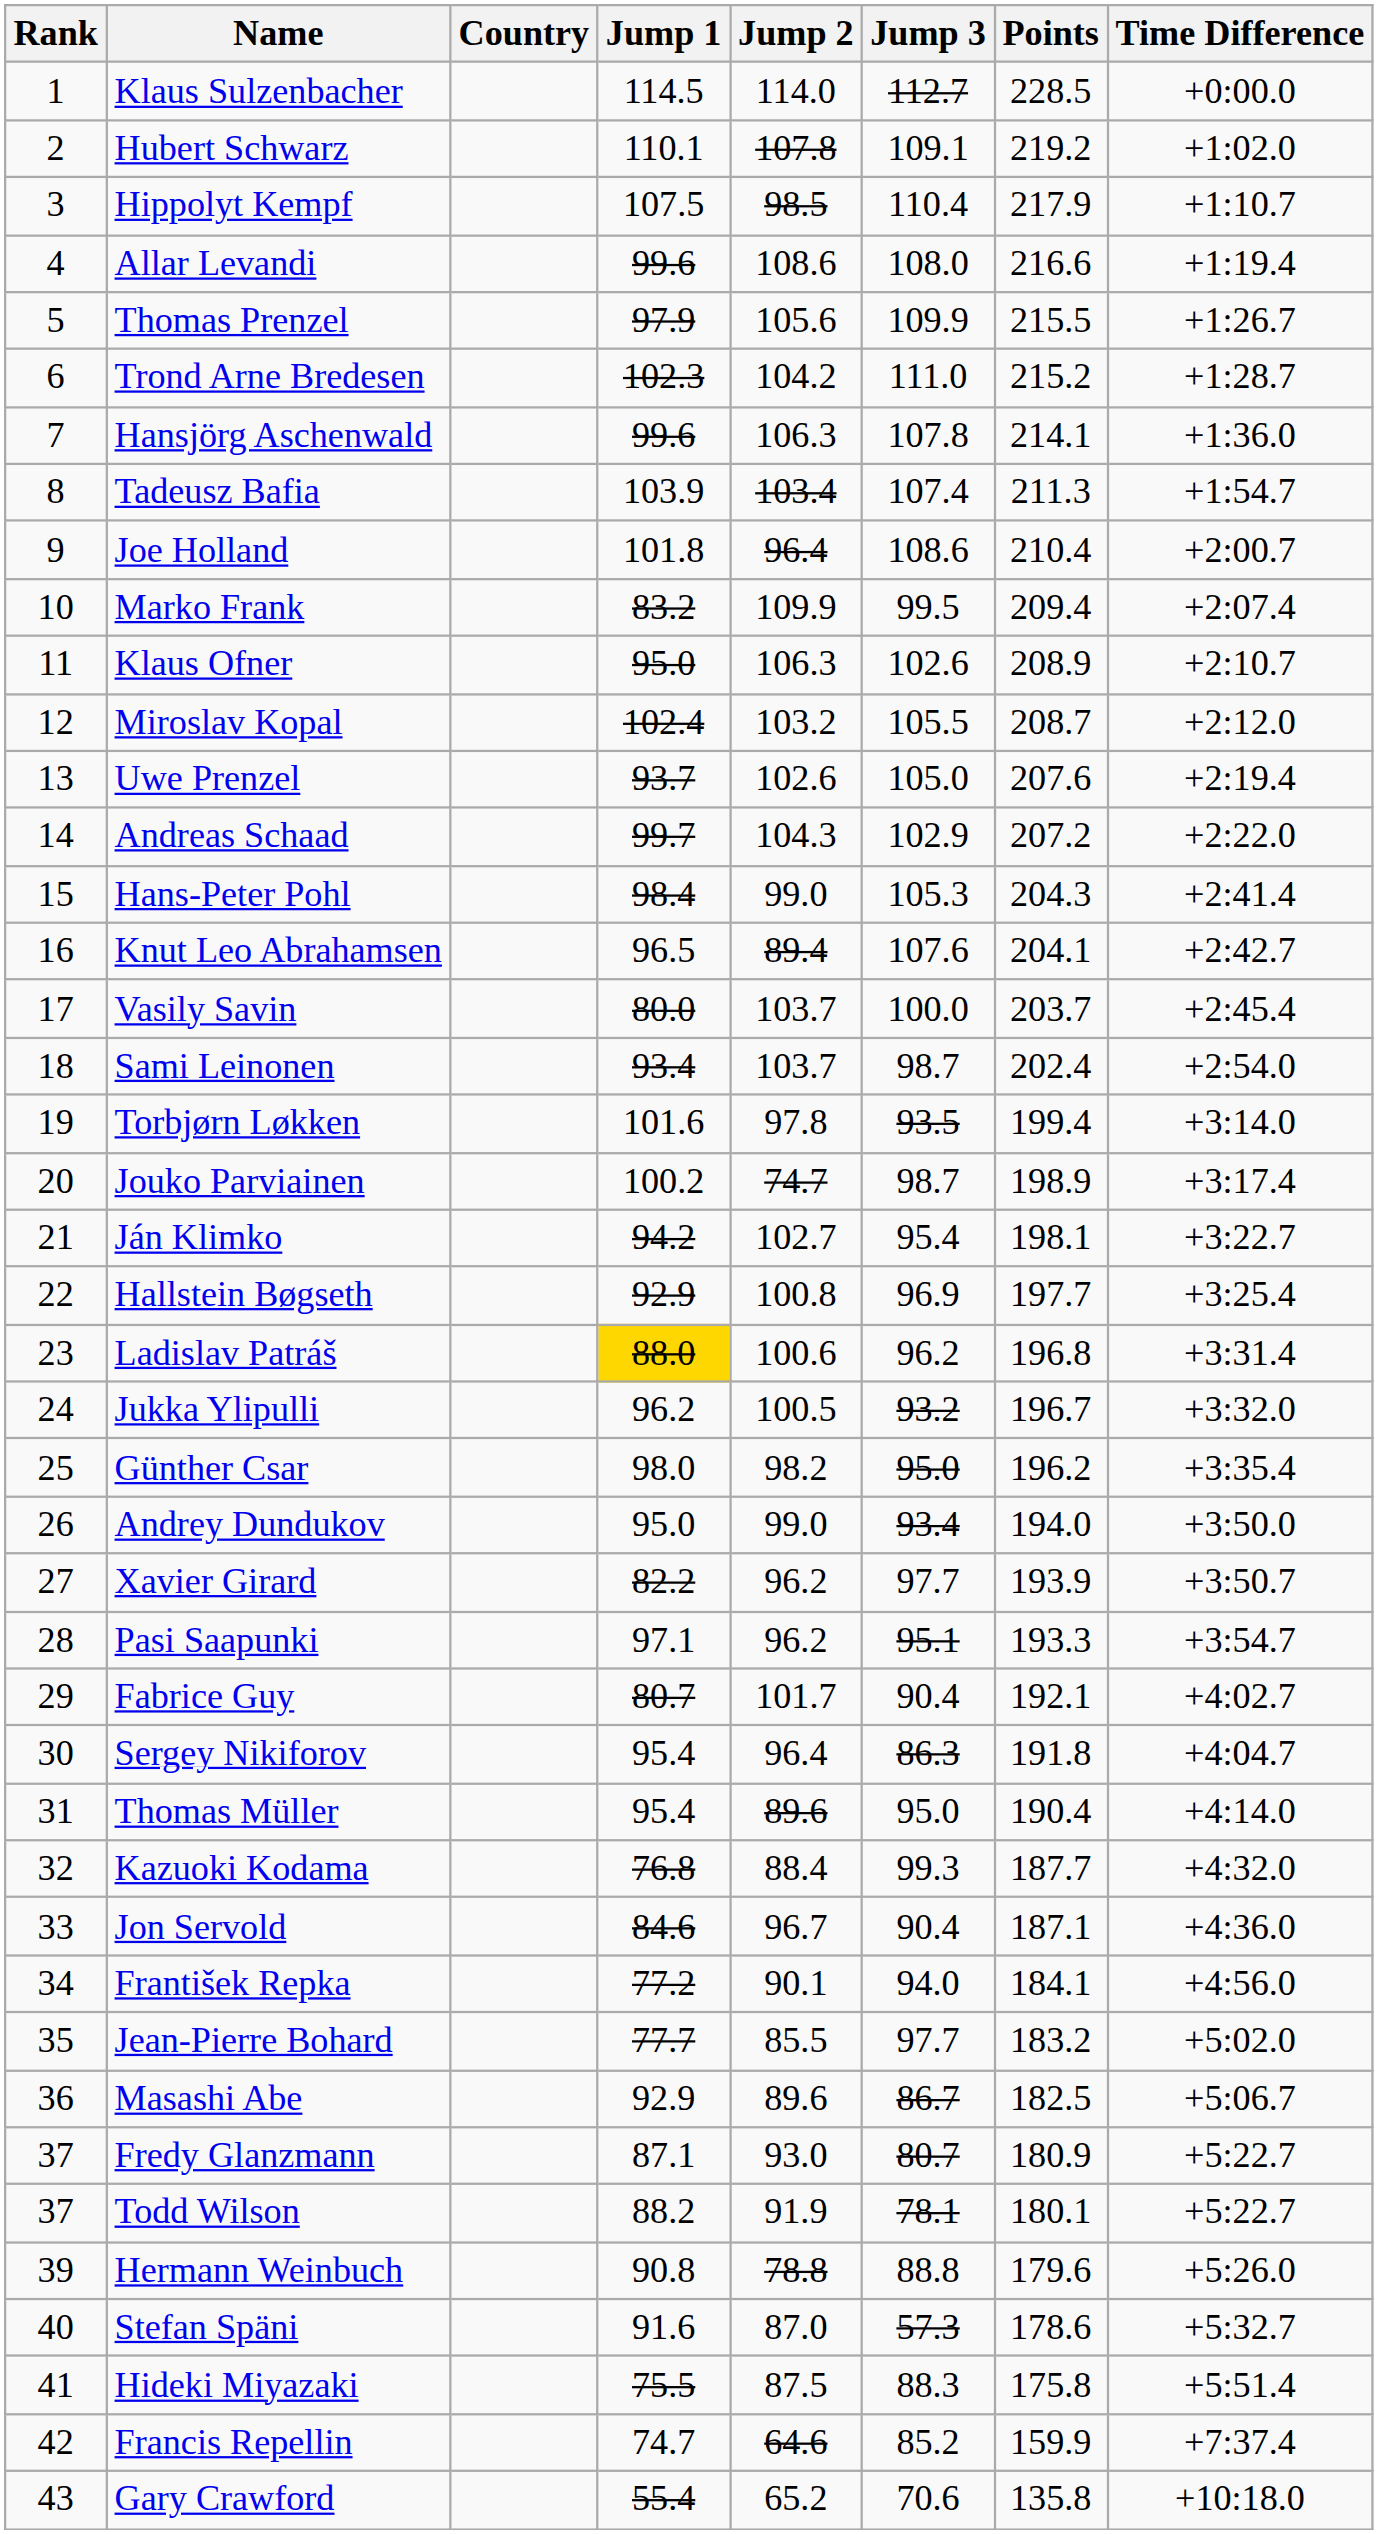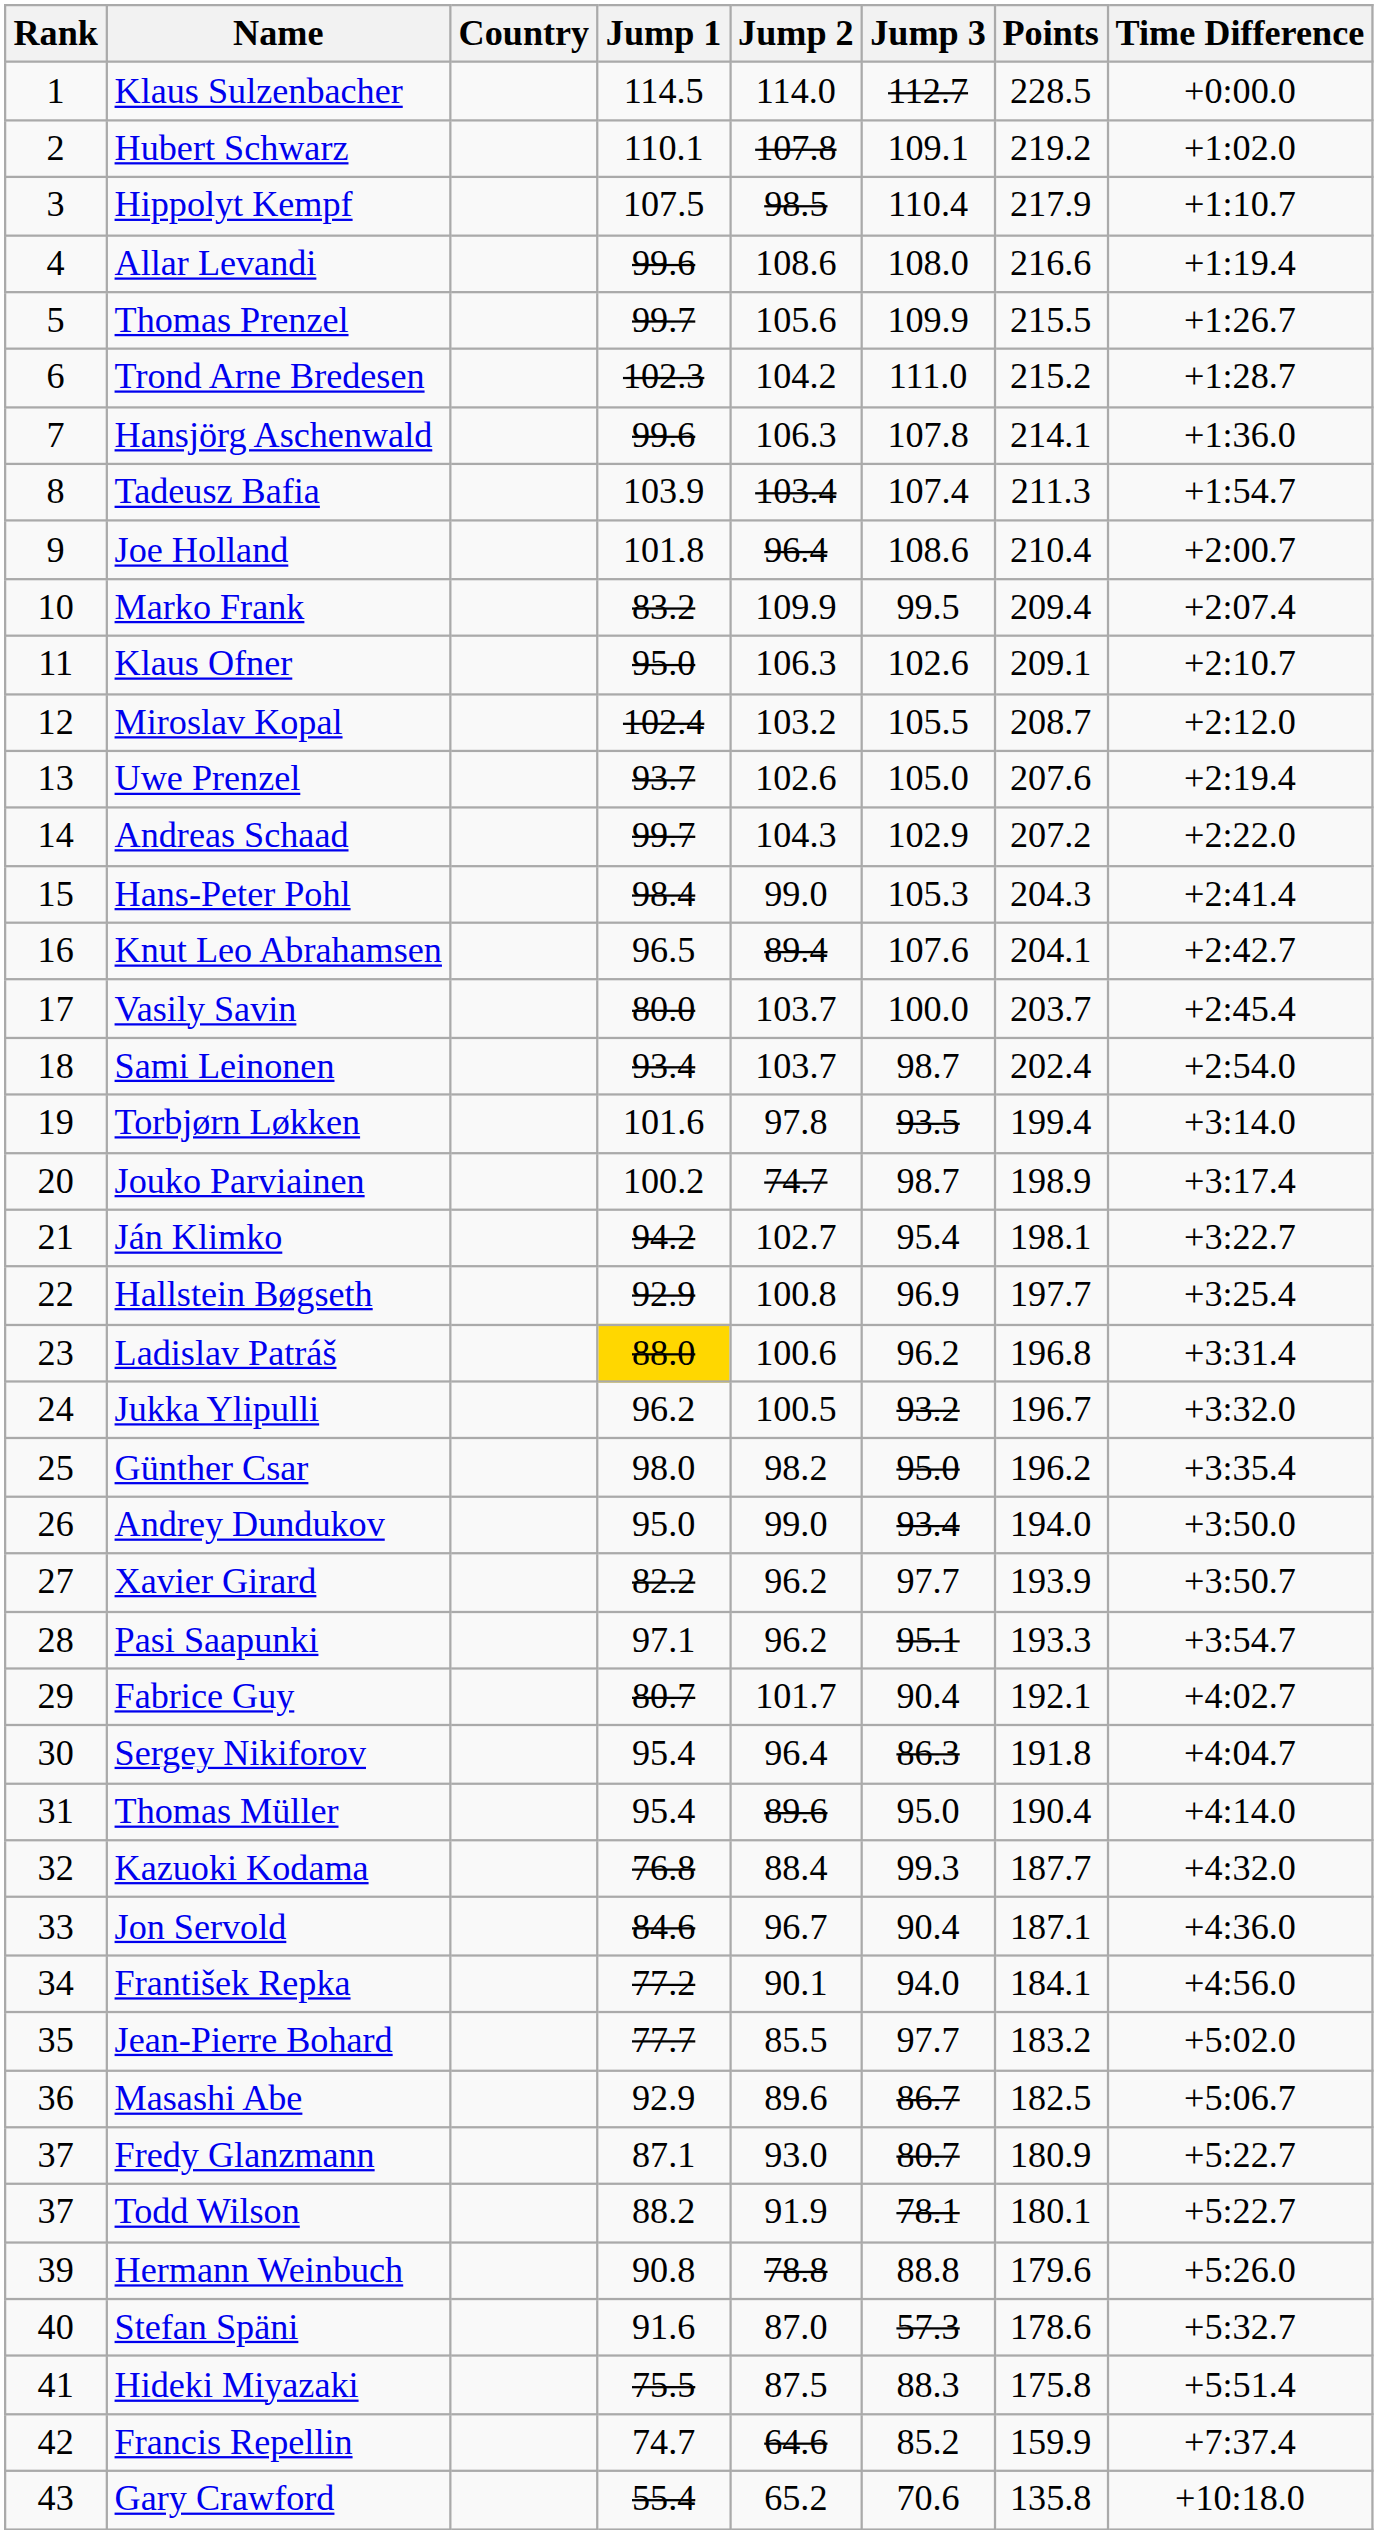(664, 319) 97.9 -> (664, 319) 99.7
(1051, 663) 208.9 -> (1051, 663) 209.1
